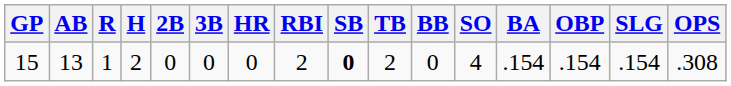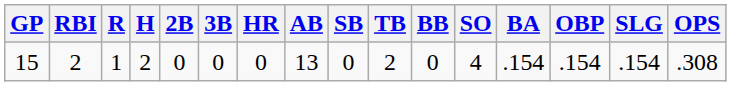columns swapped: (71, 23) <-> (302, 23)
(349, 61) bold -> (349, 61) normal
